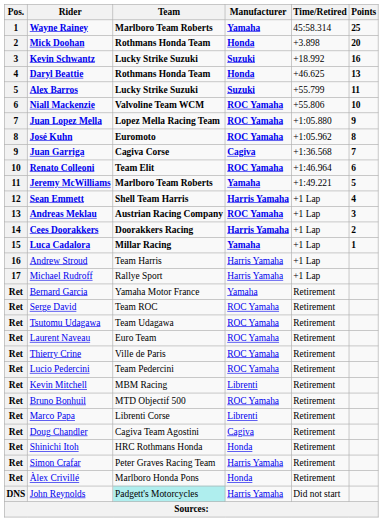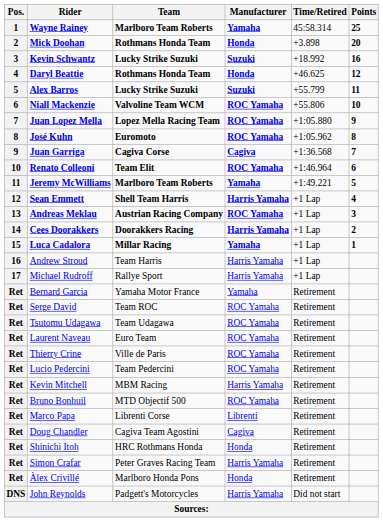(356, 74) 13 -> (356, 74) 12
(242, 385) Librenti -> (255, 385) Harris Yamaha
(157, 494) paleturquoise background -> (157, 494) no background
